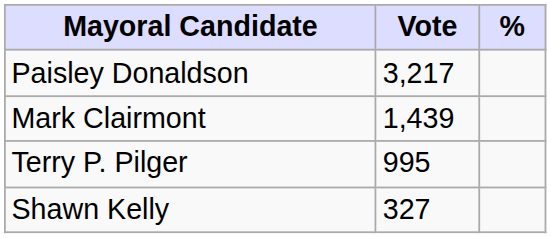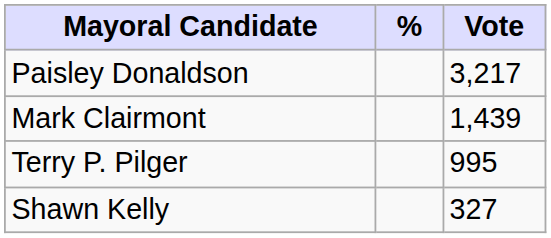columns swapped: (427, 27) <-> (512, 27)
